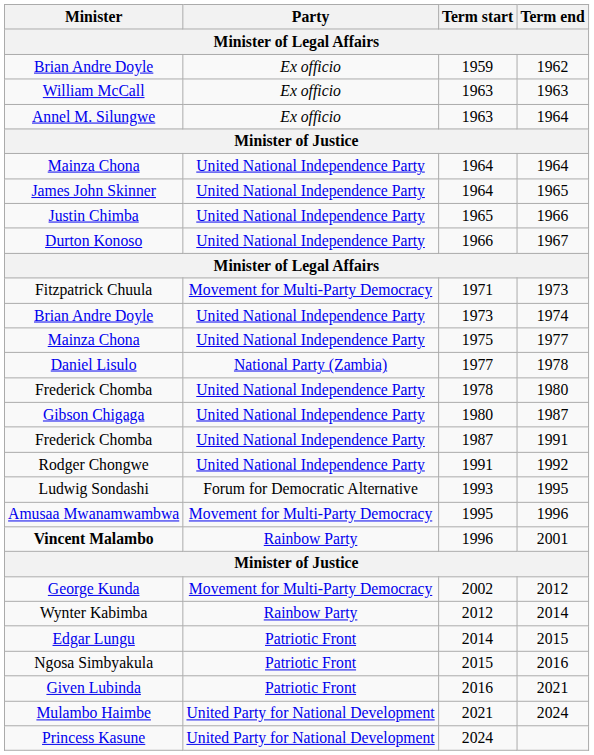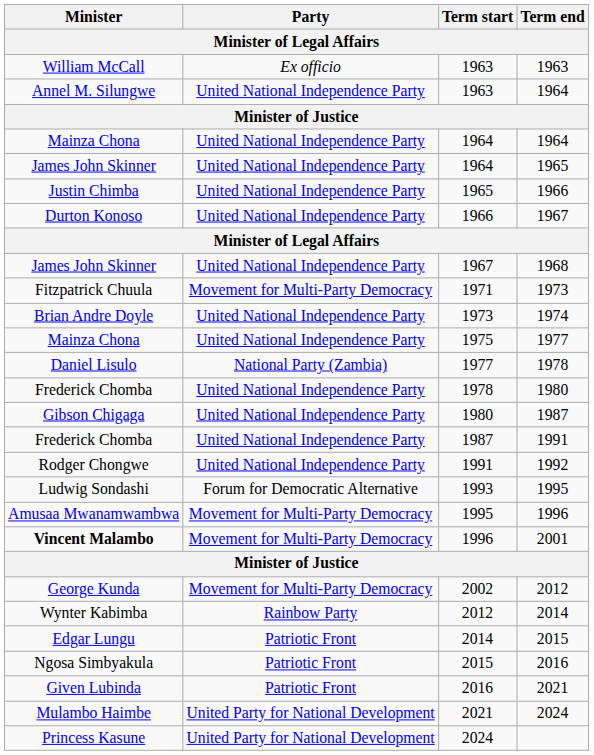- row: (478, 66)
(311, 116) Ex officio -> (311, 91) United National Independence Party
+ row: (478, 265)
(311, 539) Rainbow Party -> (311, 539) Movement for Multi-Party Democracy
